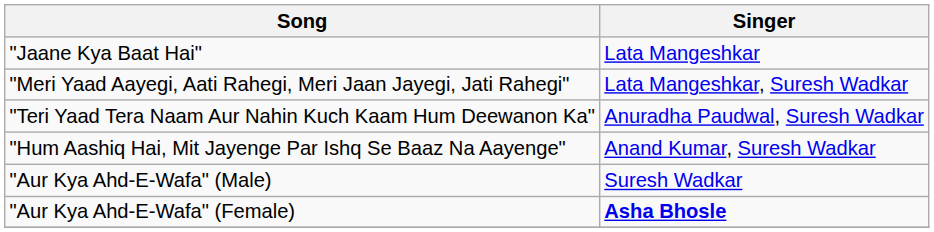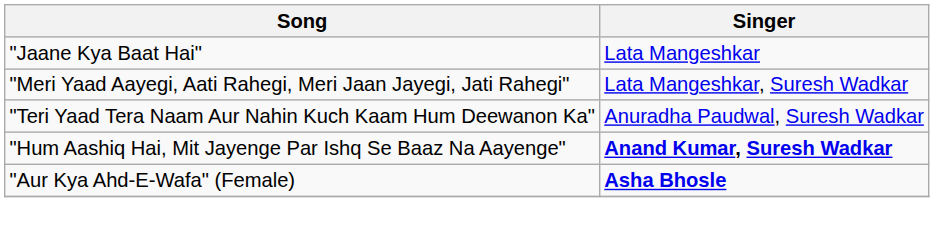(740, 148) normal -> (748, 148) bold
- row: (140, 180)
